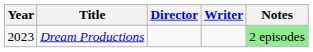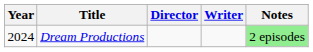(21, 36) 2023 -> (21, 36) 2024
